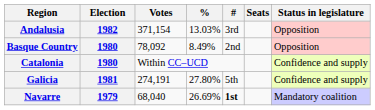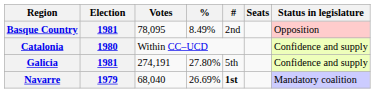- row: (42, 29)
(108, 46) 1980 -> (108, 29) 1981
(151, 46) 78,092 -> (151, 29) 78,095
